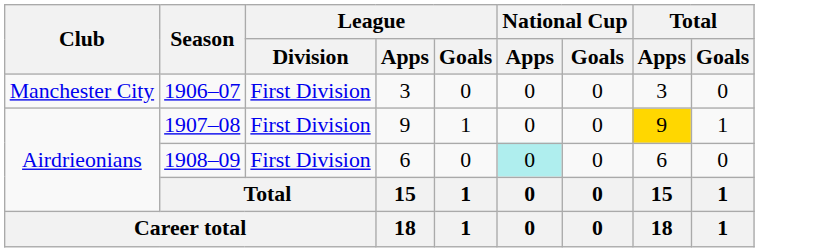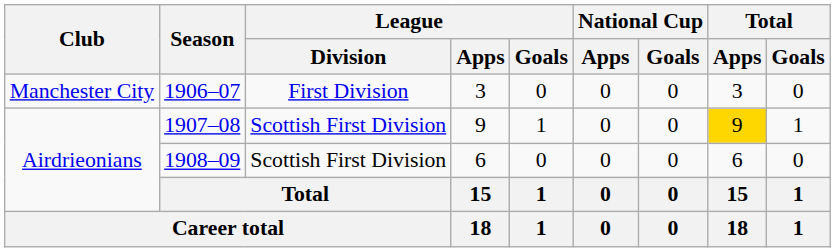(311, 125) First Division -> (348, 125) Scottish First Division
(311, 159) First Division -> (348, 159) Scottish First Division
(530, 159) paleturquoise background -> (605, 159) no background
